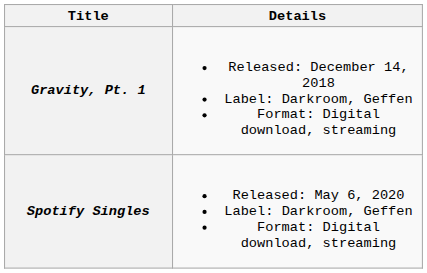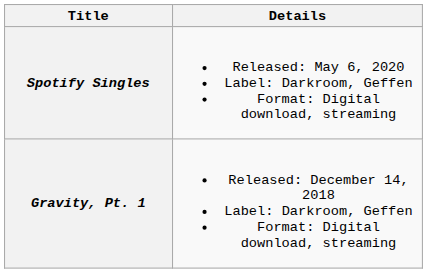rows swapped: (88, 91) <-> (88, 211)
